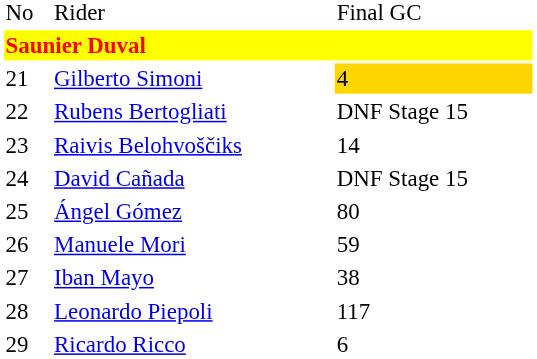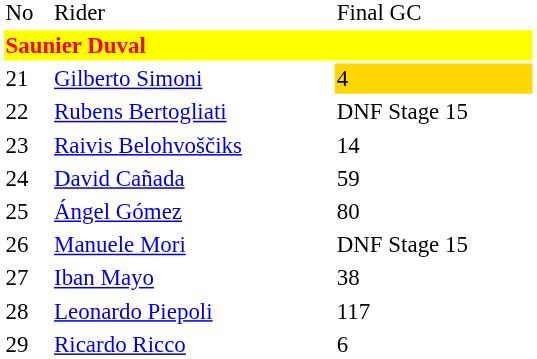(402, 177) DNF Stage 15 -> (348, 177) 59
(348, 244) 59 -> (402, 244) DNF Stage 15
